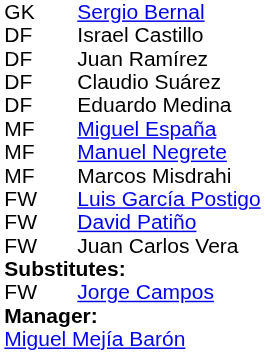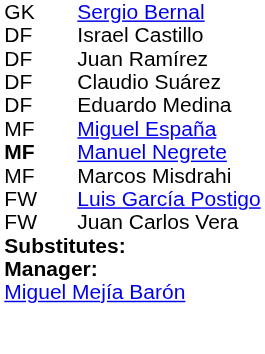(20, 152) normal -> (20, 152) bold
- row: (137, 222)
- row: (146, 292)
